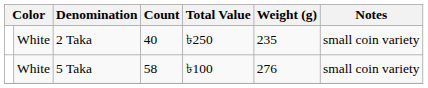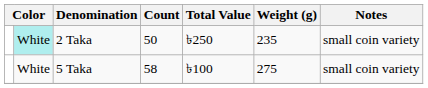(33, 40) no background -> (33, 40) paleturquoise background
(150, 40) 40 -> (150, 40) 50
(267, 69) 276 -> (267, 69) 275
